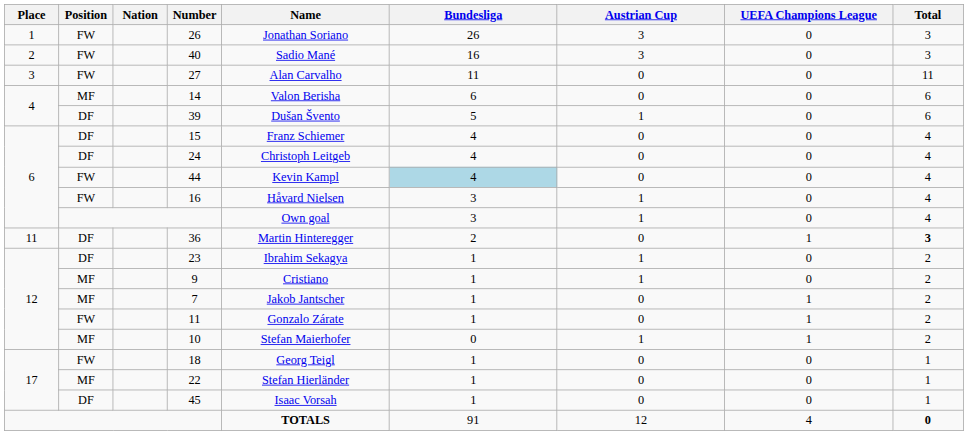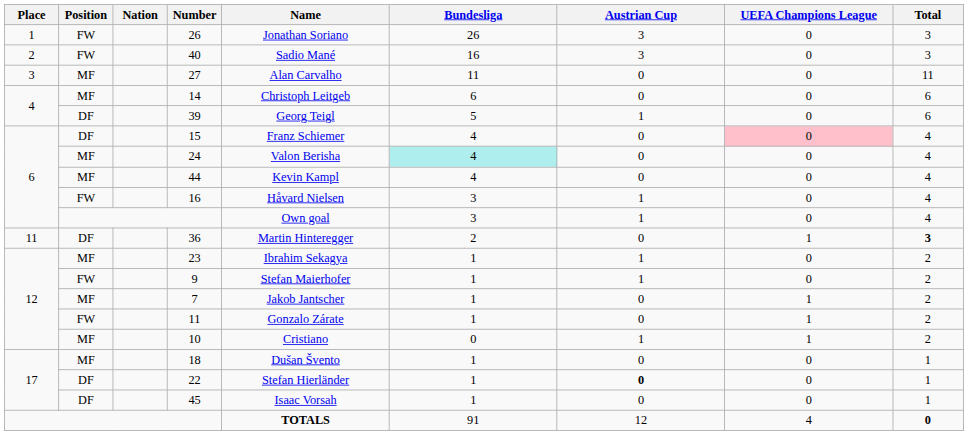(86, 75) FW -> (86, 75) MF
(306, 96) Valon Berisha -> (306, 96) Christoph Leitgeb
(306, 116) Dušan Švento -> (306, 116) Georg Teigl
(809, 136) no background -> (809, 136) pink background
(86, 156) DF -> (86, 156) MF
(306, 156) Christoph Leitgeb -> (306, 156) Valon Berisha
(473, 156) no background -> (473, 156) paleturquoise background
(86, 177) FW -> (86, 177) MF
(473, 177) lightblue background -> (473, 177) no background
(86, 258) DF -> (86, 258) MF
(86, 278) MF -> (86, 278) FW
(306, 278) Cristiano -> (306, 278) Stefan Maierhofer
(306, 339) Stefan Maierhofer -> (306, 339) Cristiano
(86, 359) FW -> (86, 359) MF
(306, 359) Georg Teigl -> (306, 359) Dušan Švento
(86, 380) MF -> (86, 380) DF
(641, 380) normal -> (641, 380) bold
